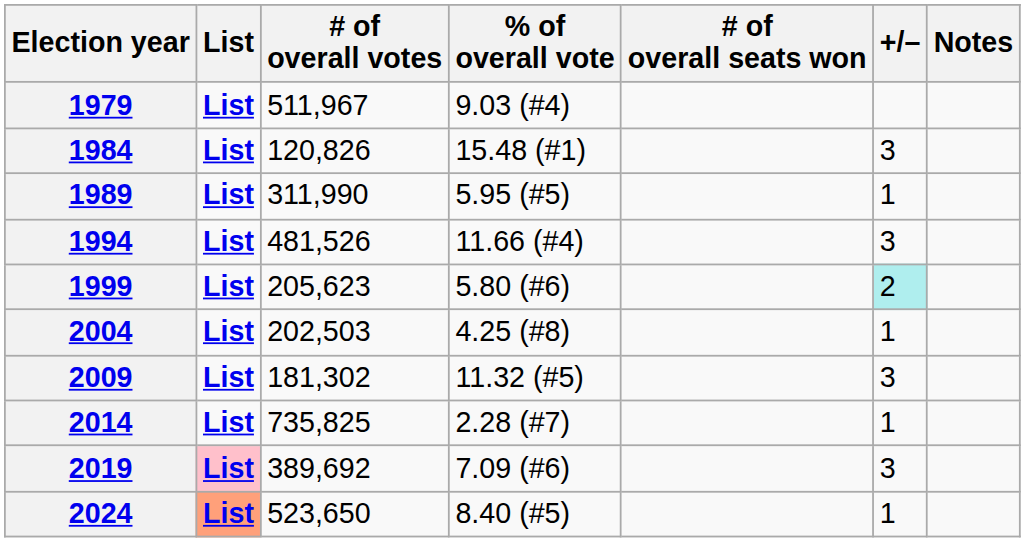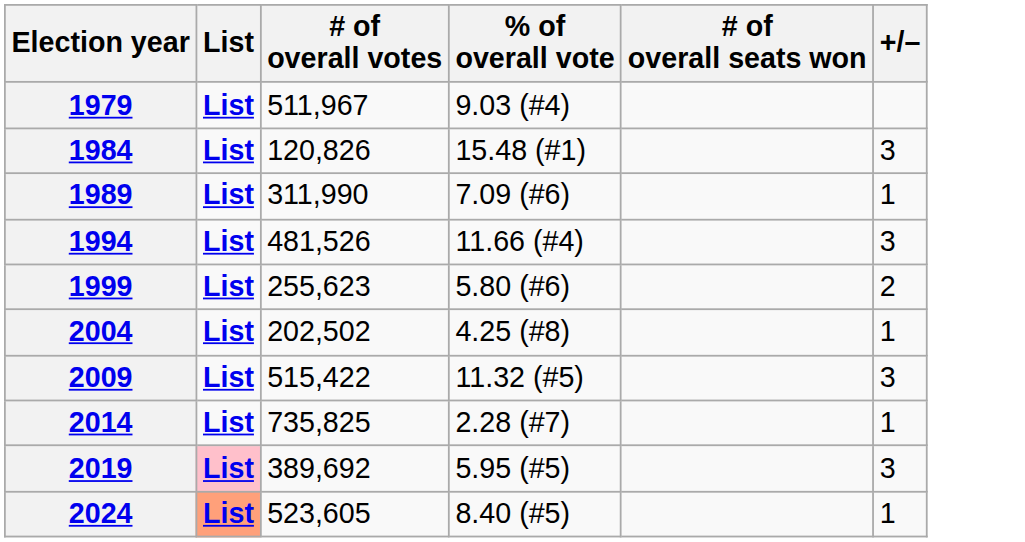- column: (973, 43)
(513, 195) 5.95 (#5) -> (513, 195) 7.09 (#6)
(319, 286) 205,623 -> (319, 286) 255,623
(888, 286) paleturquoise background -> (888, 286) no background
(319, 331) 202,503 -> (319, 331) 202,502
(319, 377) 181,302 -> (319, 377) 515,422
(513, 468) 7.09 (#6) -> (513, 468) 5.95 (#5)
(319, 513) 523,650 -> (319, 513) 523,605
